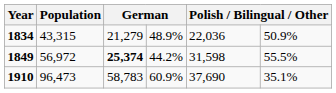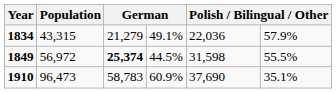(166, 35) 48.9% -> (166, 35) 49.1%
(281, 35) 50.9% -> (281, 35) 57.9%
(166, 56) 44.2% -> (166, 56) 44.5%
